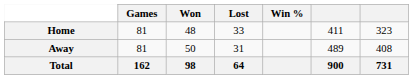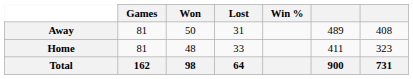rows swapped: (61, 31) <-> (61, 48)
